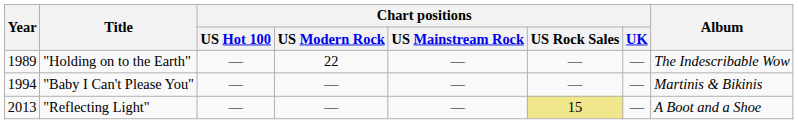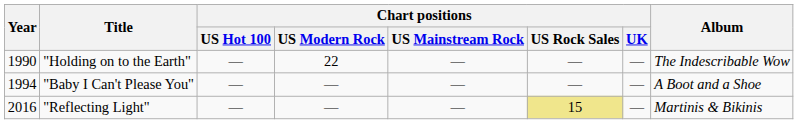(22, 61) 1989 -> (22, 61) 1990
(708, 84) Martinis & Bikinis -> (708, 84) A Boot and a Shoe
(22, 107) 2013 -> (22, 107) 2016
(708, 107) A Boot and a Shoe -> (708, 107) Martinis & Bikinis
